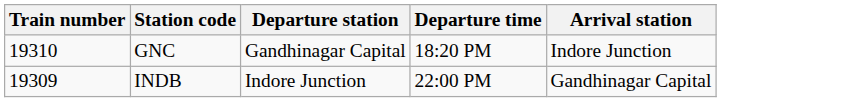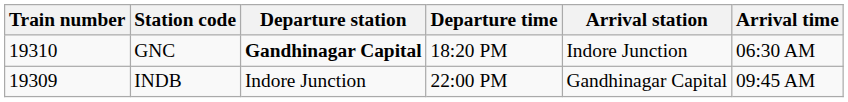+ column: (787, 19)
(325, 50) normal -> (333, 50) bold
